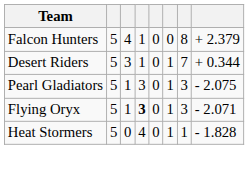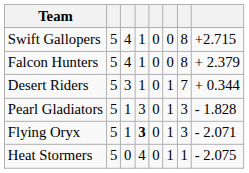+ row: (54, 39)
(216, 86) - 2.075 -> (216, 109) - 1.828
(216, 132) - 1.828 -> (216, 156) - 2.075
